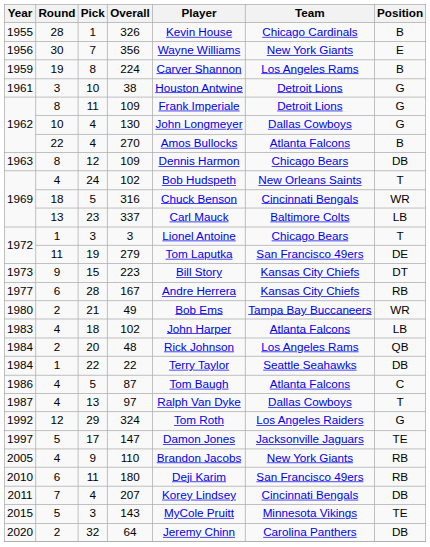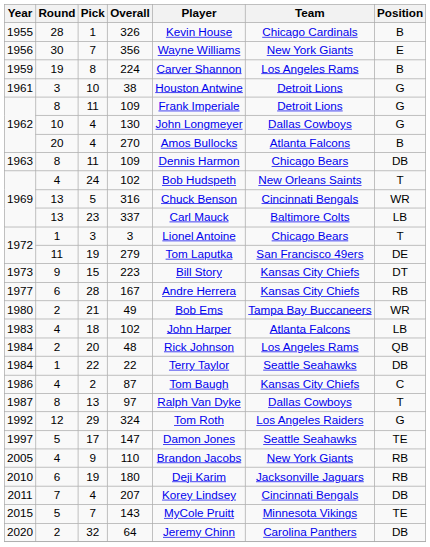(57, 143) 22 -> (57, 143) 20
(93, 161) 12 -> (93, 161) 11
(57, 198) 18 -> (57, 198) 13
(93, 384) 5 -> (93, 384) 2
(310, 384) Atlanta Falcons -> (310, 384) Kansas City Chiefs
(57, 402) 4 -> (57, 402) 8
(310, 439) Jacksonville Jaguars -> (310, 439) Seattle Seahawks
(93, 476) 11 -> (93, 476) 19
(310, 476) San Francisco 49ers -> (310, 476) Jacksonville Jaguars
(93, 513) 3 -> (93, 513) 7
